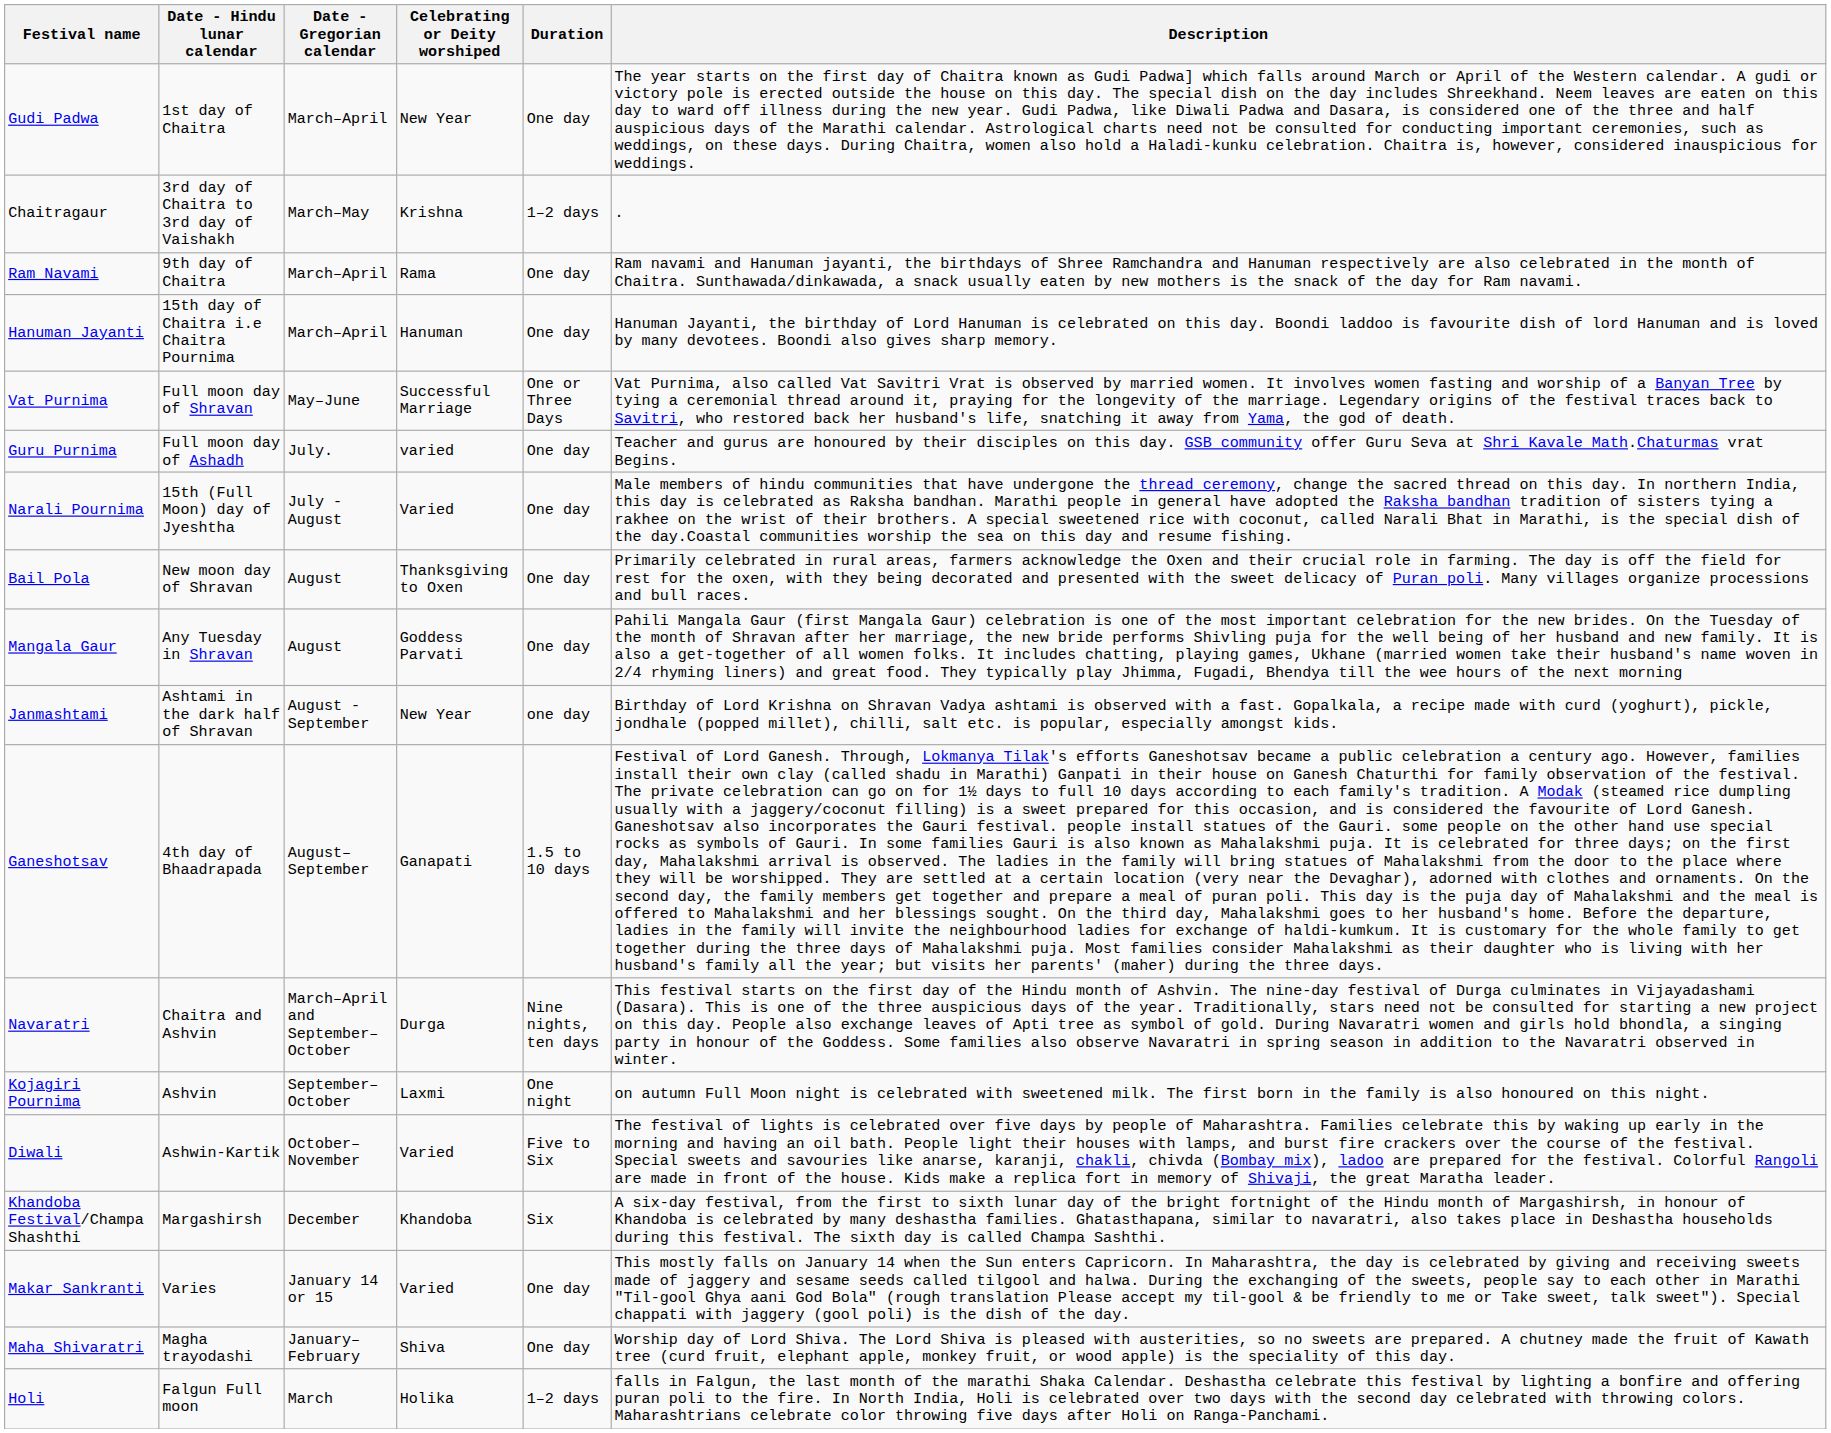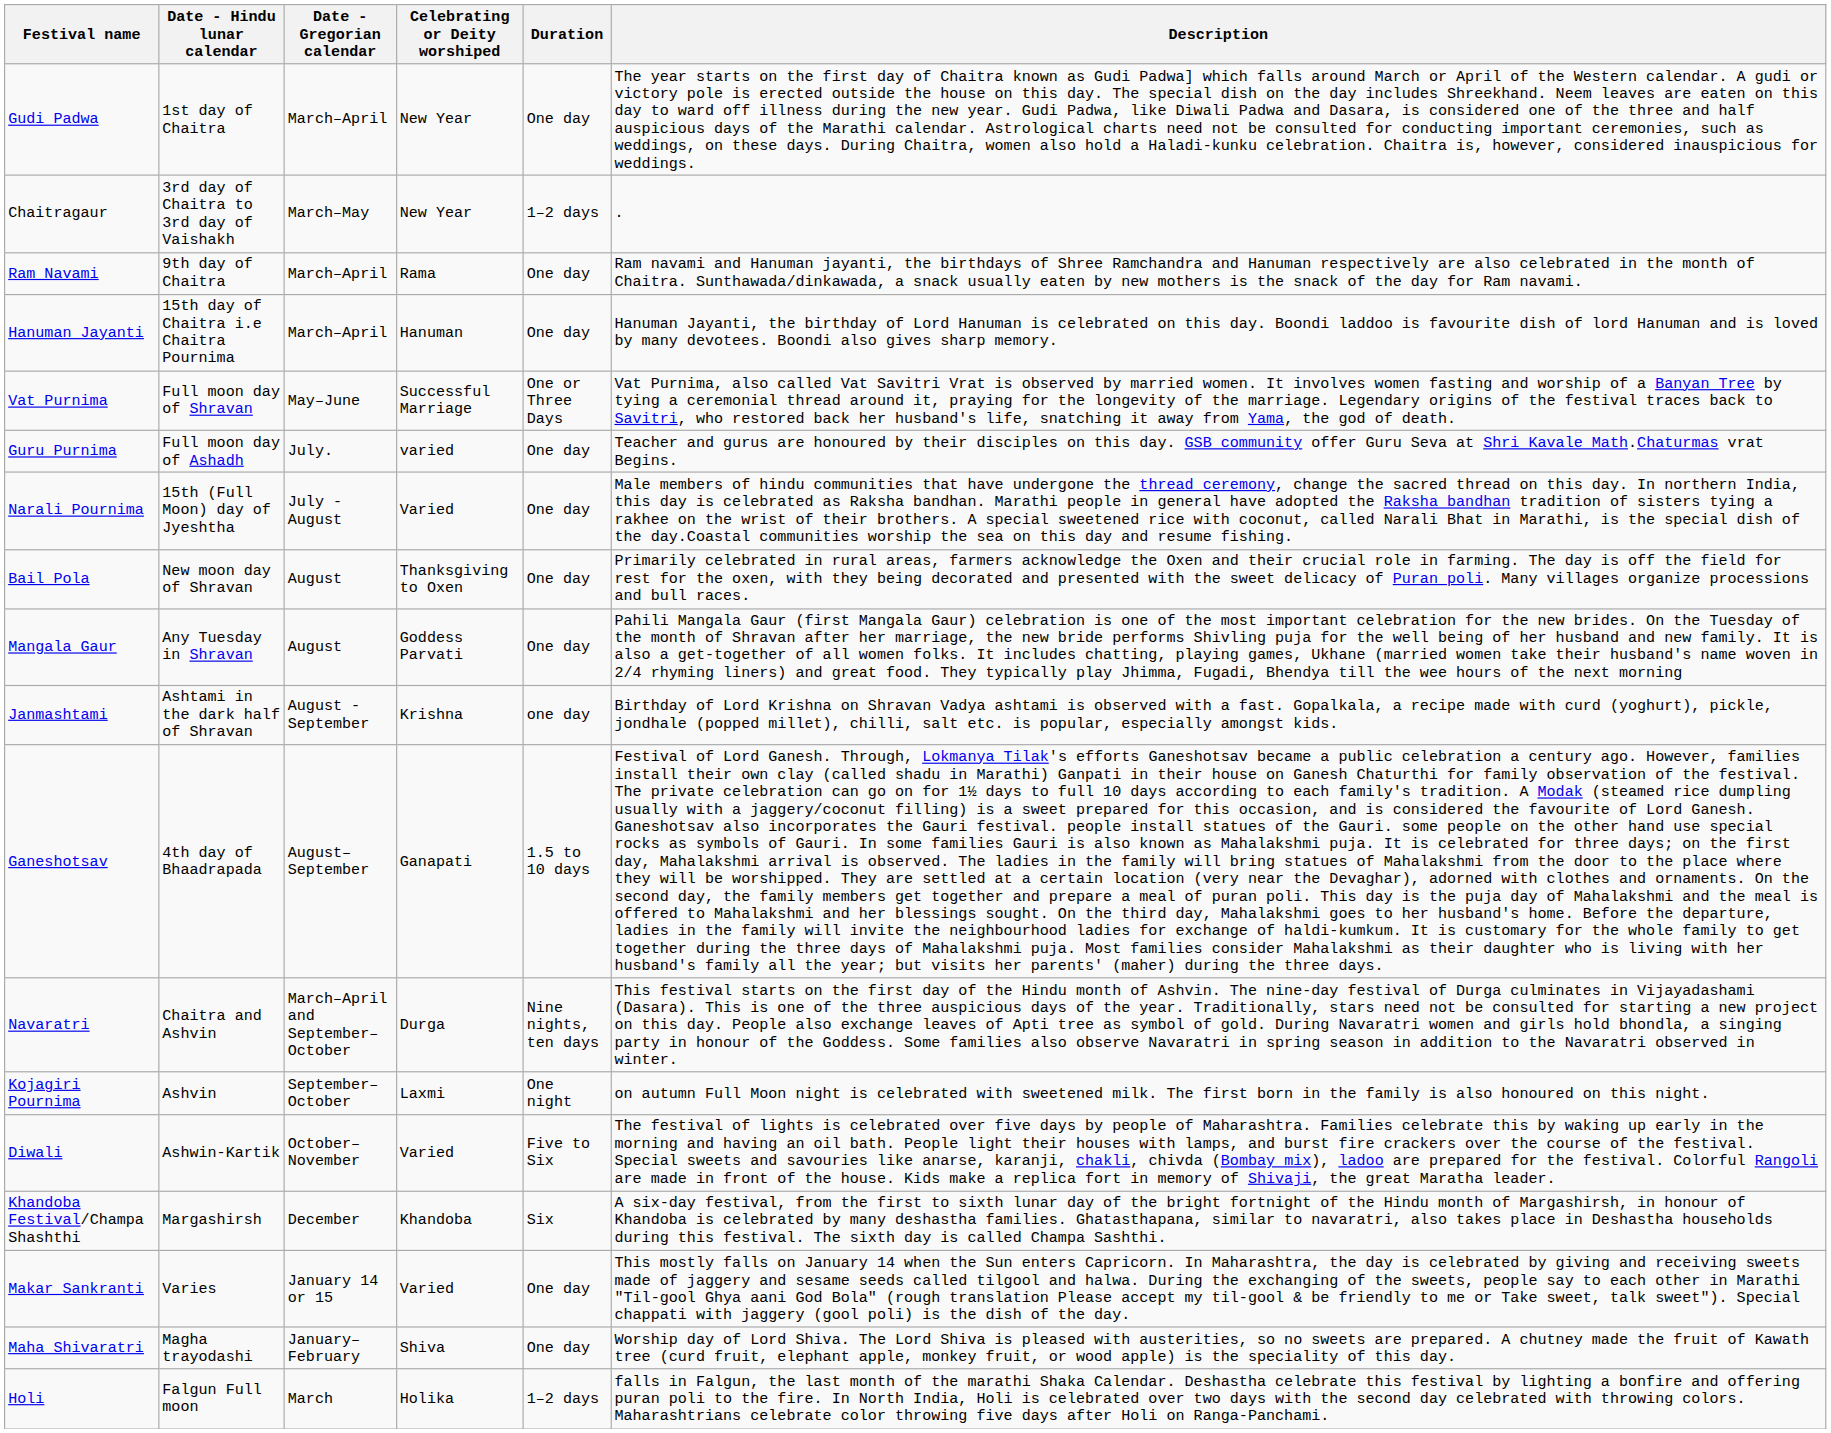(431, 214) Krishna -> (436, 214) New Year
(436, 715) New Year -> (431, 715) Krishna
